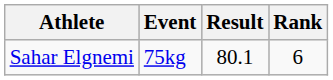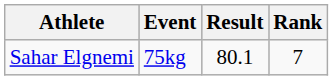(298, 56) 6 -> (298, 56) 7
